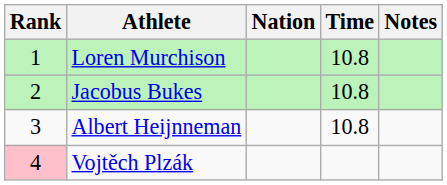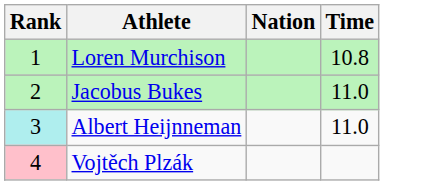- column: (411, 22)
(350, 92) 10.8 -> (350, 92) 11.0
(36, 127) no background -> (36, 127) paleturquoise background
(350, 127) 10.8 -> (350, 127) 11.0
